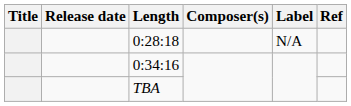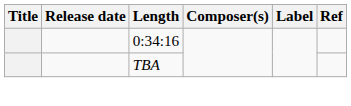- row: (156, 40)
